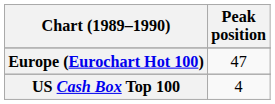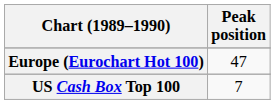(239, 86) 4 -> (239, 86) 7
